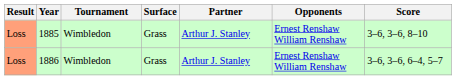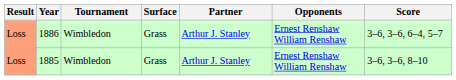rows swapped: (49, 34) <-> (49, 61)
